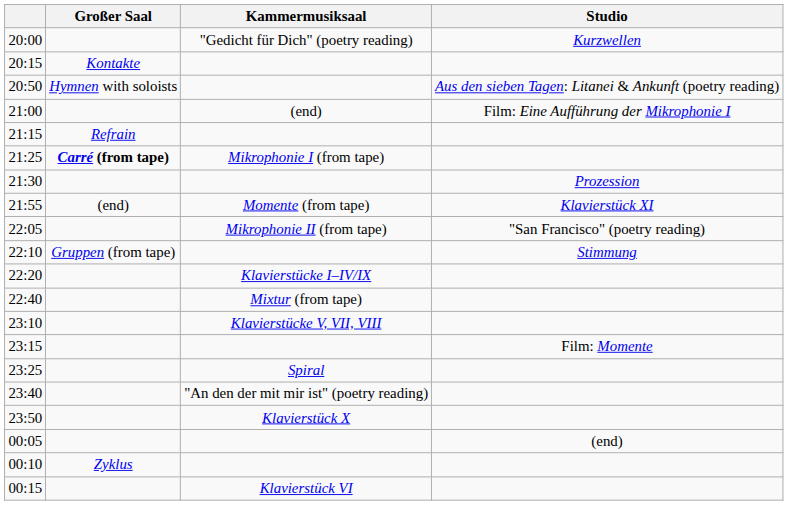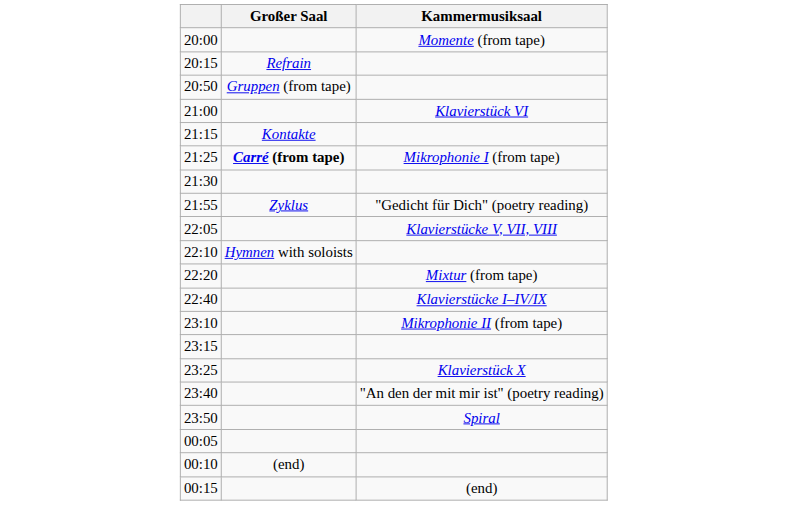- column: (607, 16)
(306, 39) "Gedicht für Dich" (poetry reading) -> (482, 39) Momente (from tape)
(113, 63) Kontakte -> (289, 63) Refrain
(113, 87) Hymnen with soloists -> (289, 87) Gruppen (from tape)
(306, 110) (end) -> (482, 110) Klavierstück VI
(113, 134) Refrain -> (289, 134) Kontakte
(113, 205) (end) -> (289, 205) Zyklus
(306, 205) Momente (from tape) -> (482, 205) "Gedicht für Dich" (poetry reading)
(306, 228) Mikrophonie II (from tape) -> (482, 228) Klavierstücke V, VII, VIII
(113, 252) Gruppen (from tape) -> (289, 252) Hymnen with soloists
(306, 275) Klavierstücke I–IV/IX -> (482, 275) Mixtur (from tape)
(306, 299) Mixtur (from tape) -> (482, 299) Klavierstücke I–IV/IX
(306, 323) Klavierstücke V, VII, VIII -> (482, 323) Mikrophonie II (from tape)
(306, 370) Spiral -> (482, 370) Klavierstück X
(306, 417) Klavierstück X -> (482, 417) Spiral
(113, 464) Zyklus -> (289, 464) (end)
(306, 488) Klavierstück VI -> (482, 488) (end)
